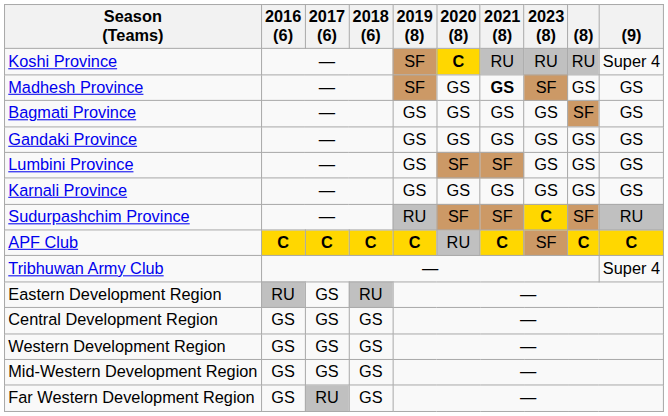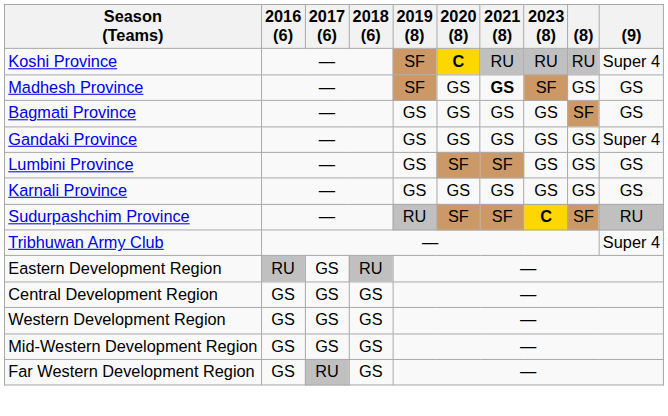(631, 139) GS -> (631, 139) Super 4
- row: (43, 242)
